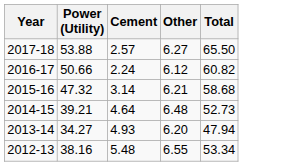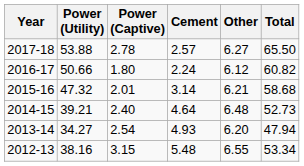+ column: (138, 21)
